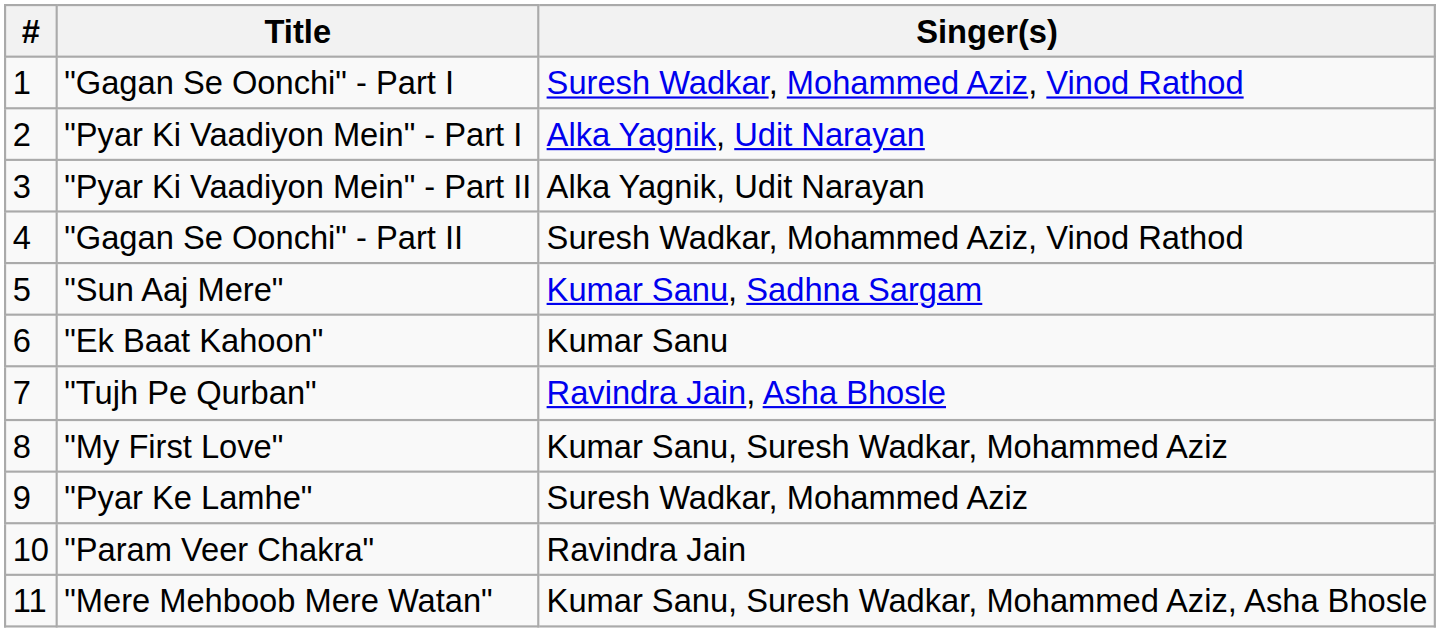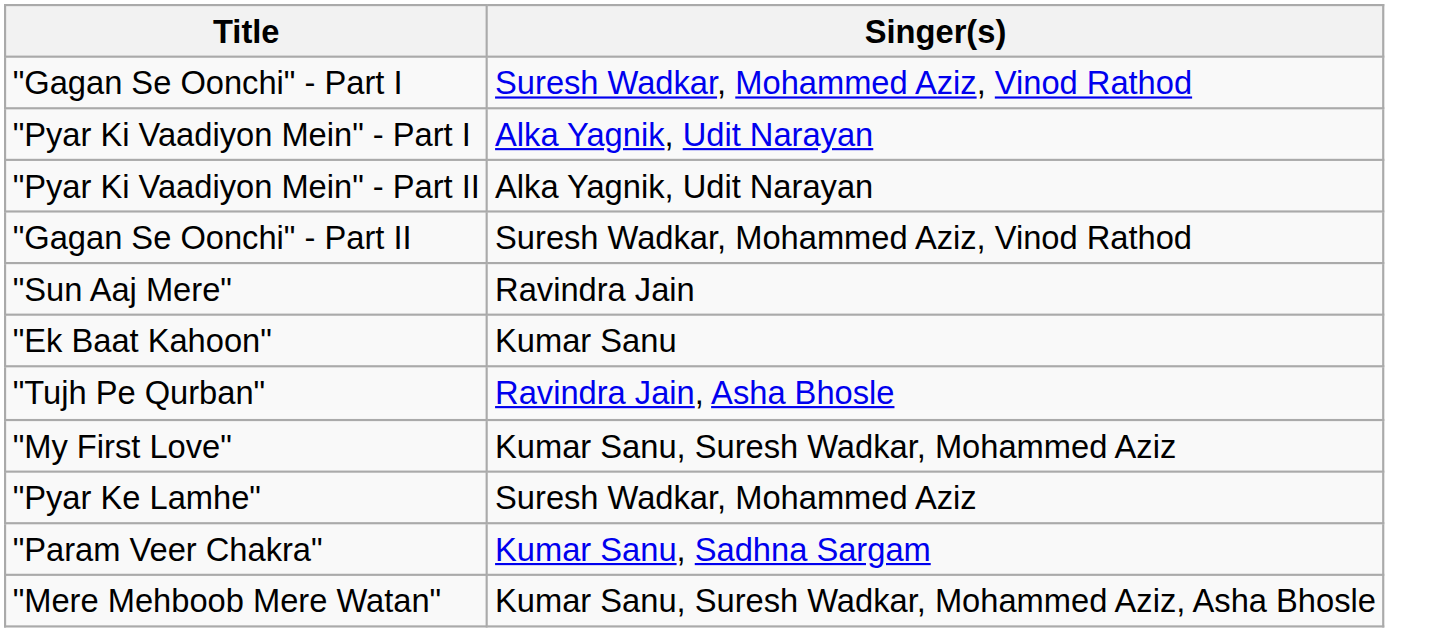- column: (31, 31)
(764, 290) Kumar Sanu, Sadhna Sargam -> (595, 290) Ravindra Jain
(646, 548) Ravindra Jain -> (713, 548) Kumar Sanu, Sadhna Sargam
